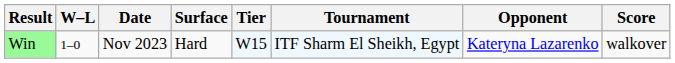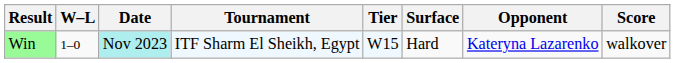columns swapped: (367, 17) <-> (201, 17)
(135, 44) no background -> (135, 44) paleturquoise background
